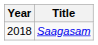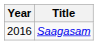(19, 31) 2018 -> (19, 31) 2016
